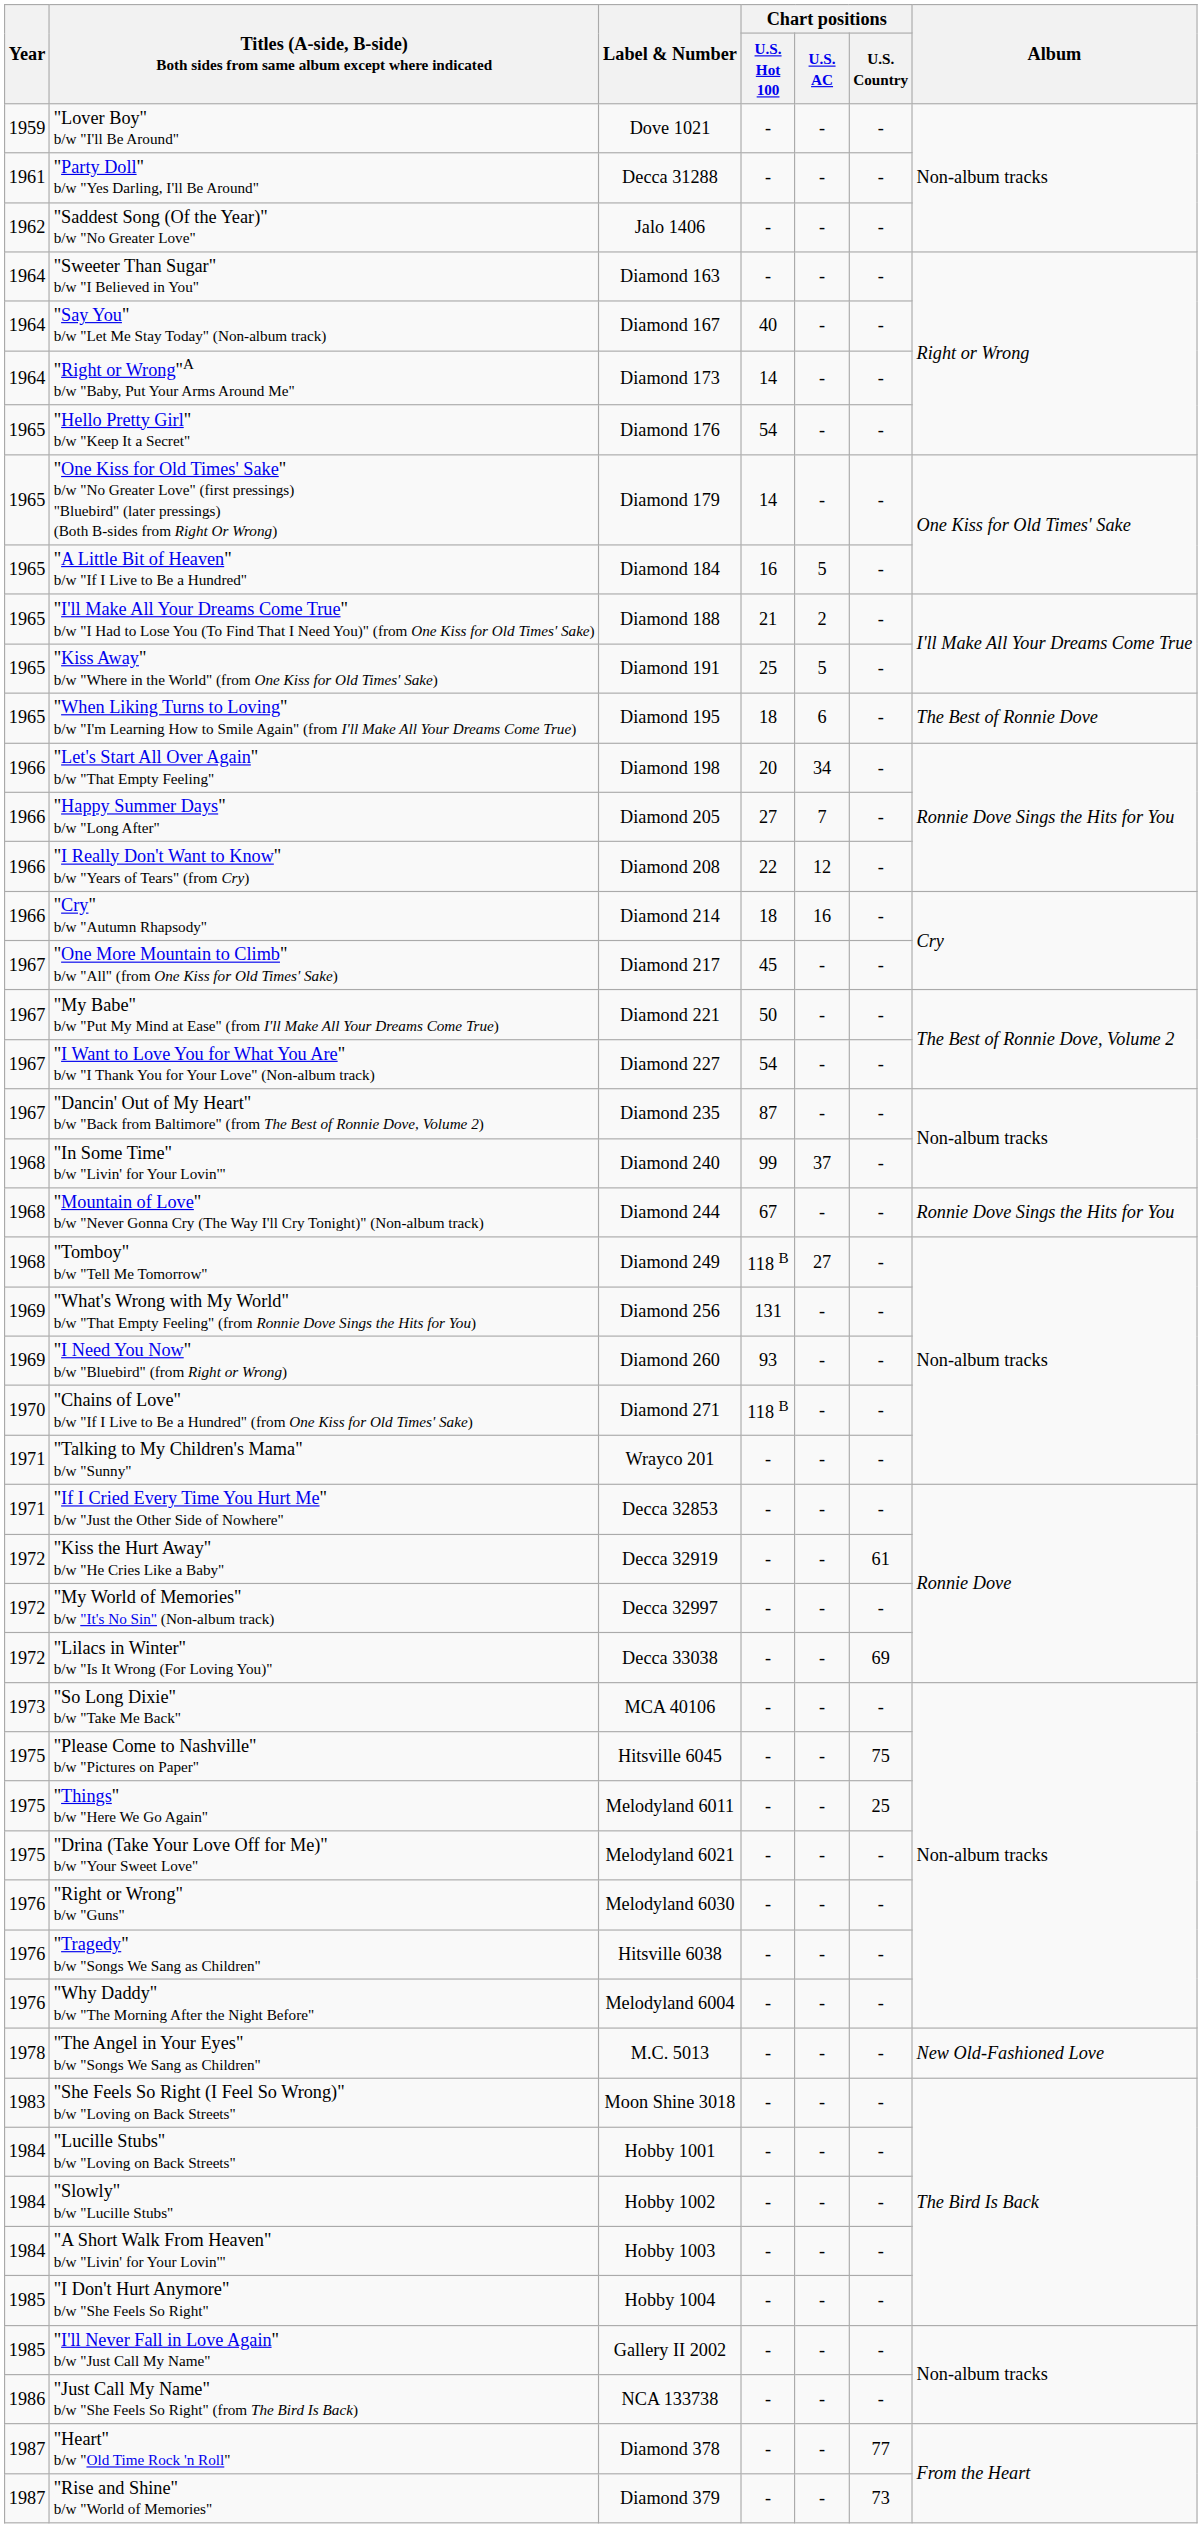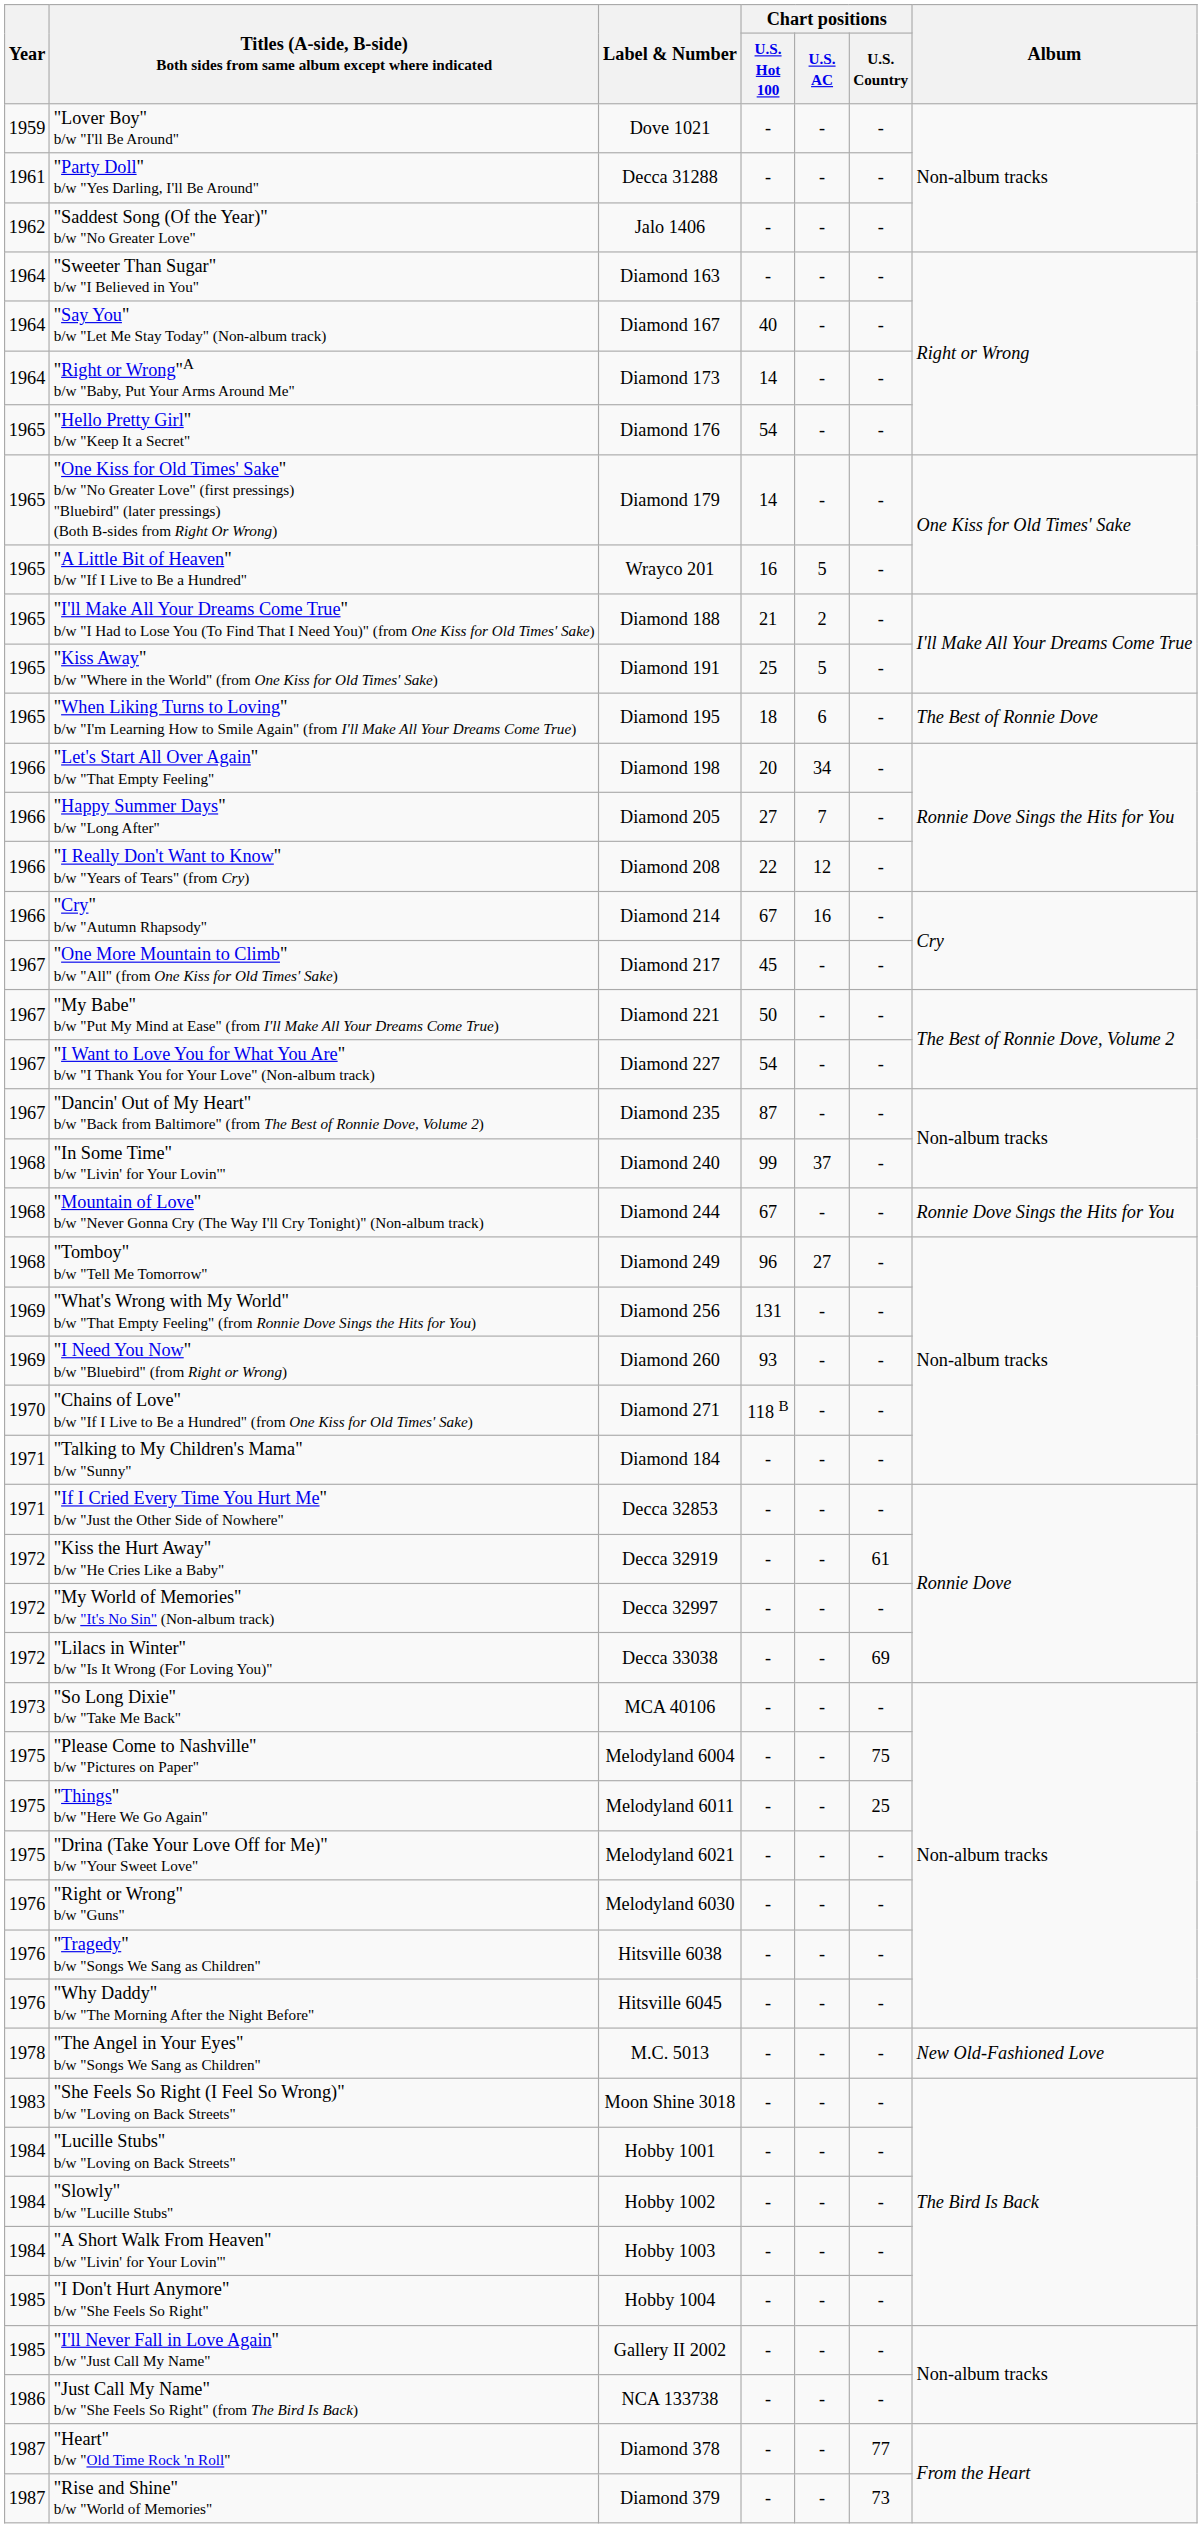(670, 569) Diamond 184 -> (670, 569) Wrayco 201
(768, 915) 18 -> (768, 915) 67
(768, 1261) 118 B -> (768, 1261) 96
(670, 1459) Wrayco 201 -> (670, 1459) Diamond 184
(670, 1756) Hitsville 6045 -> (670, 1756) Melodyland 6004
(670, 2003) Melodyland 6004 -> (670, 2003) Hitsville 6045
